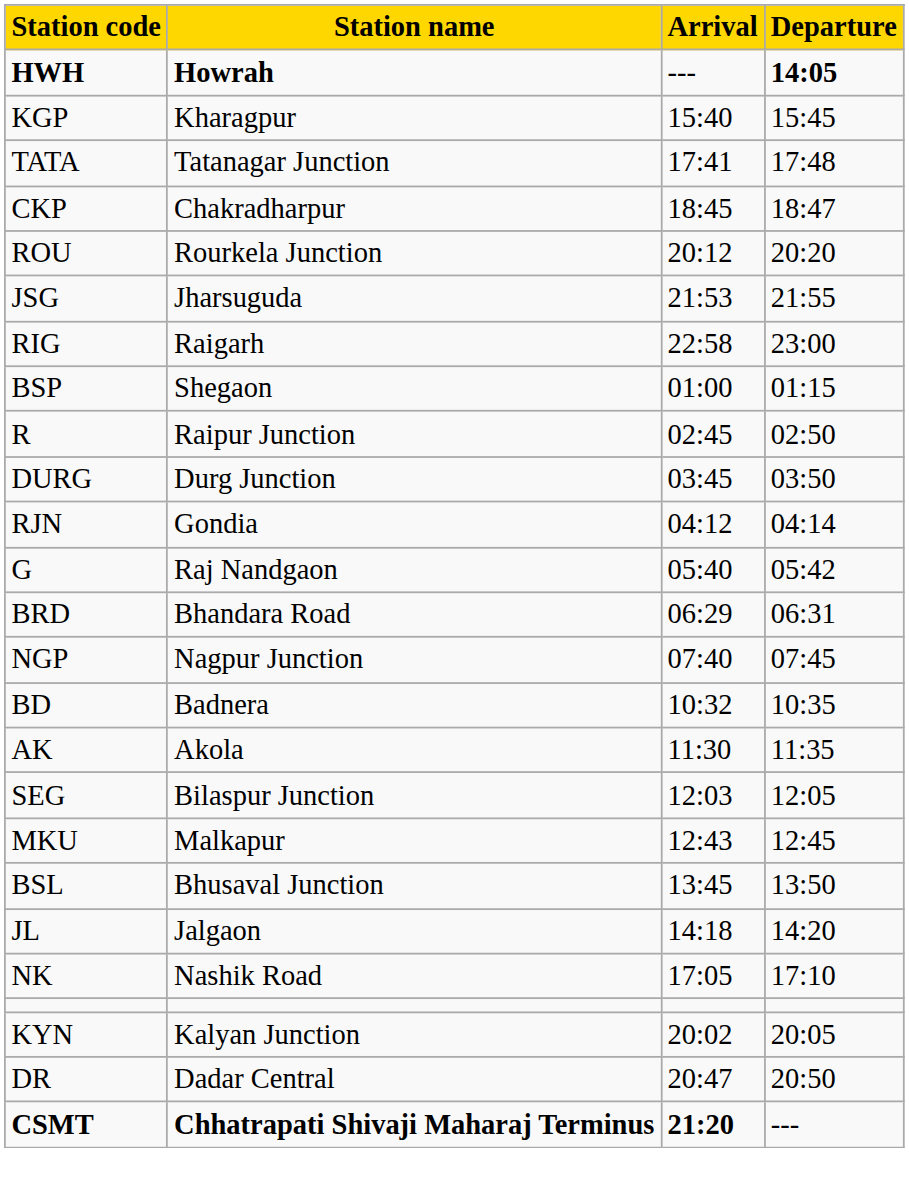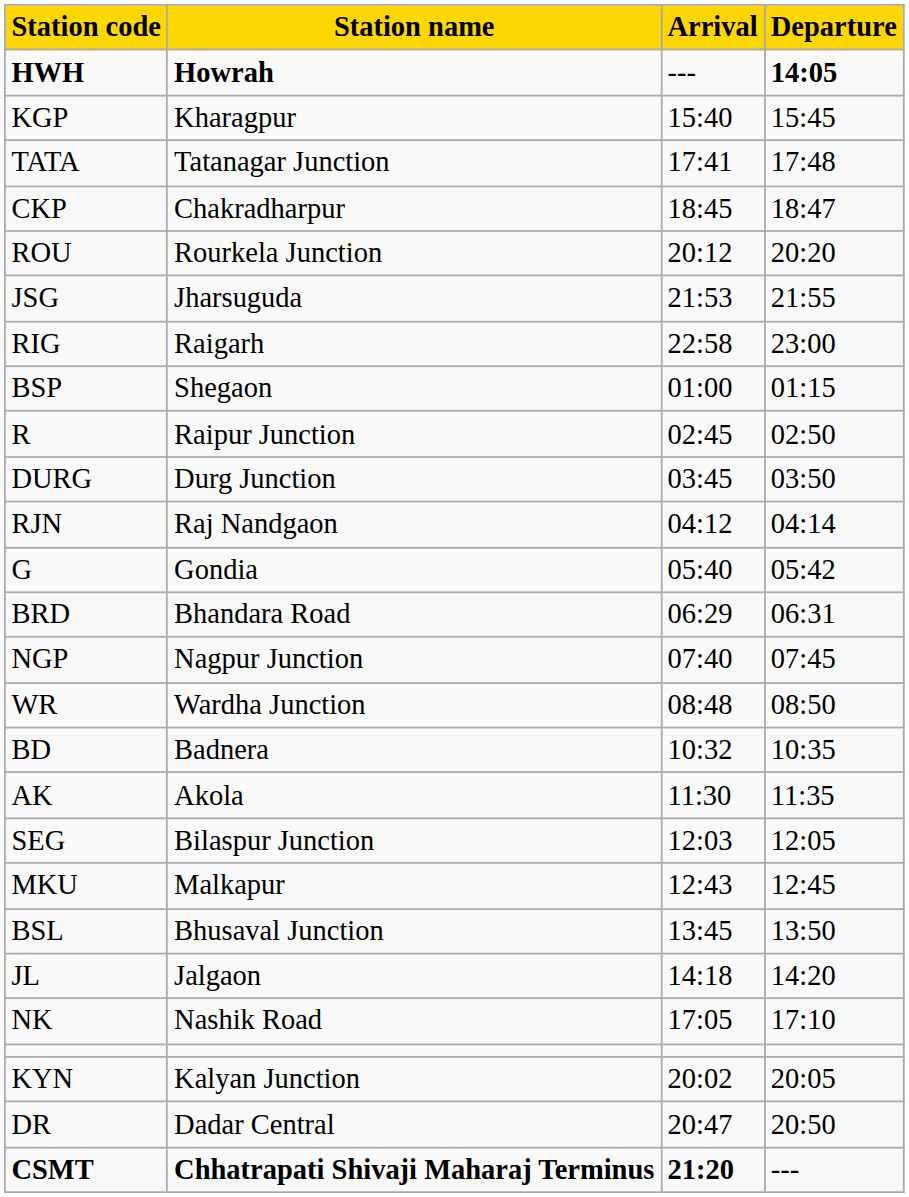(216, 523) Gondia -> (256, 523) Raj Nandgaon
(256, 569) Raj Nandgaon -> (216, 569) Gondia
+ row: (34, 704)
